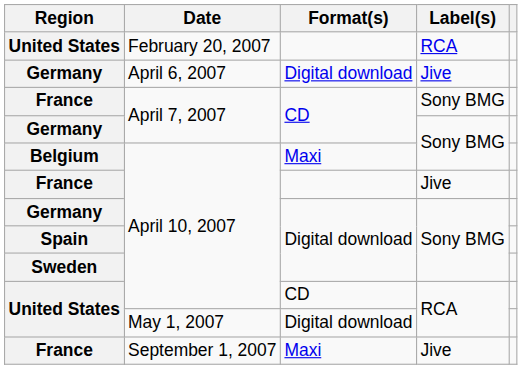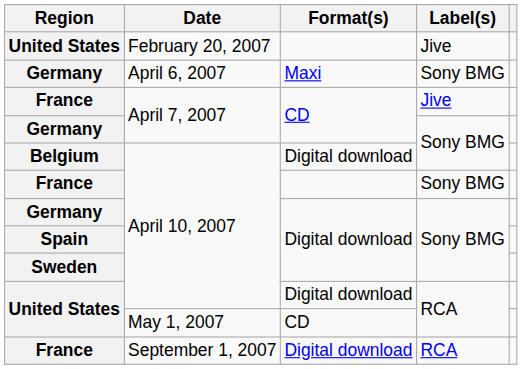(439, 45) RCA -> (436, 45) Jive
(348, 73) Digital download -> (303, 73) Maxi
(436, 73) Jive -> (463, 73) Sony BMG
(463, 101) Sony BMG -> (436, 101) Jive
(303, 156) Maxi -> (348, 156) Digital download
(436, 184) Jive -> (463, 184) Sony BMG
(297, 294) CD -> (348, 294) Digital download
(348, 322) Digital download -> (297, 322) CD
(303, 350) Maxi -> (348, 350) Digital download
(436, 350) Jive -> (439, 350) RCA
